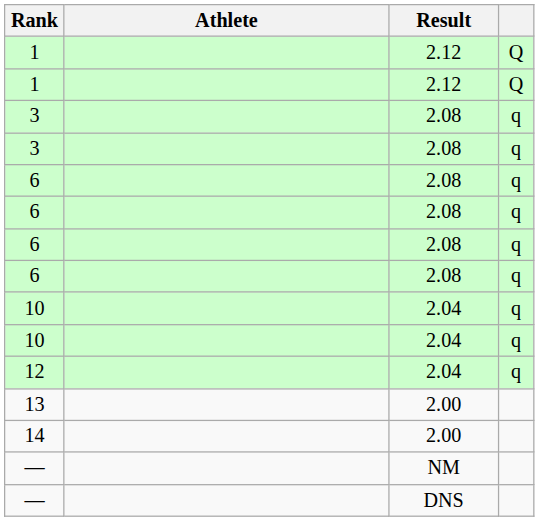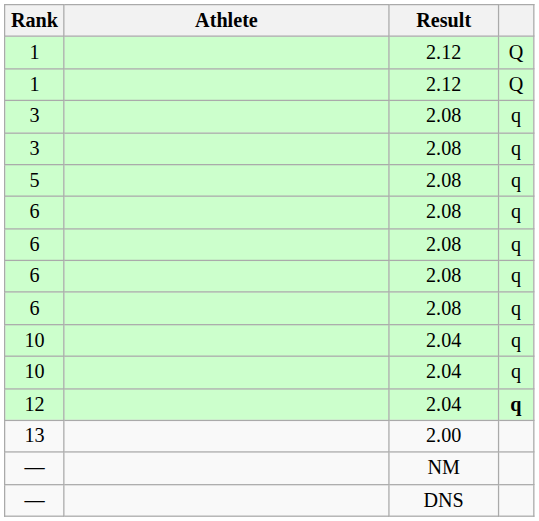+ row: (34, 180)
(516, 372) normal -> (516, 404) bold
- row: (34, 436)
